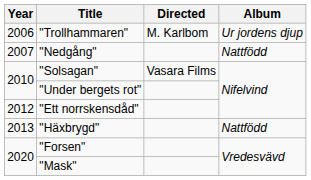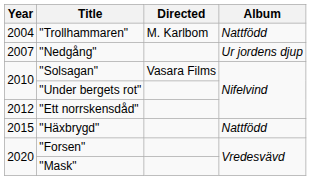(20, 33) 2006 -> (20, 33) 2004
(262, 33) Ur jordens djup -> (244, 33) Nattfödd
(244, 52) Nattfödd -> (262, 52) Ur jordens djup
(20, 128) 2013 -> (20, 128) 2015
